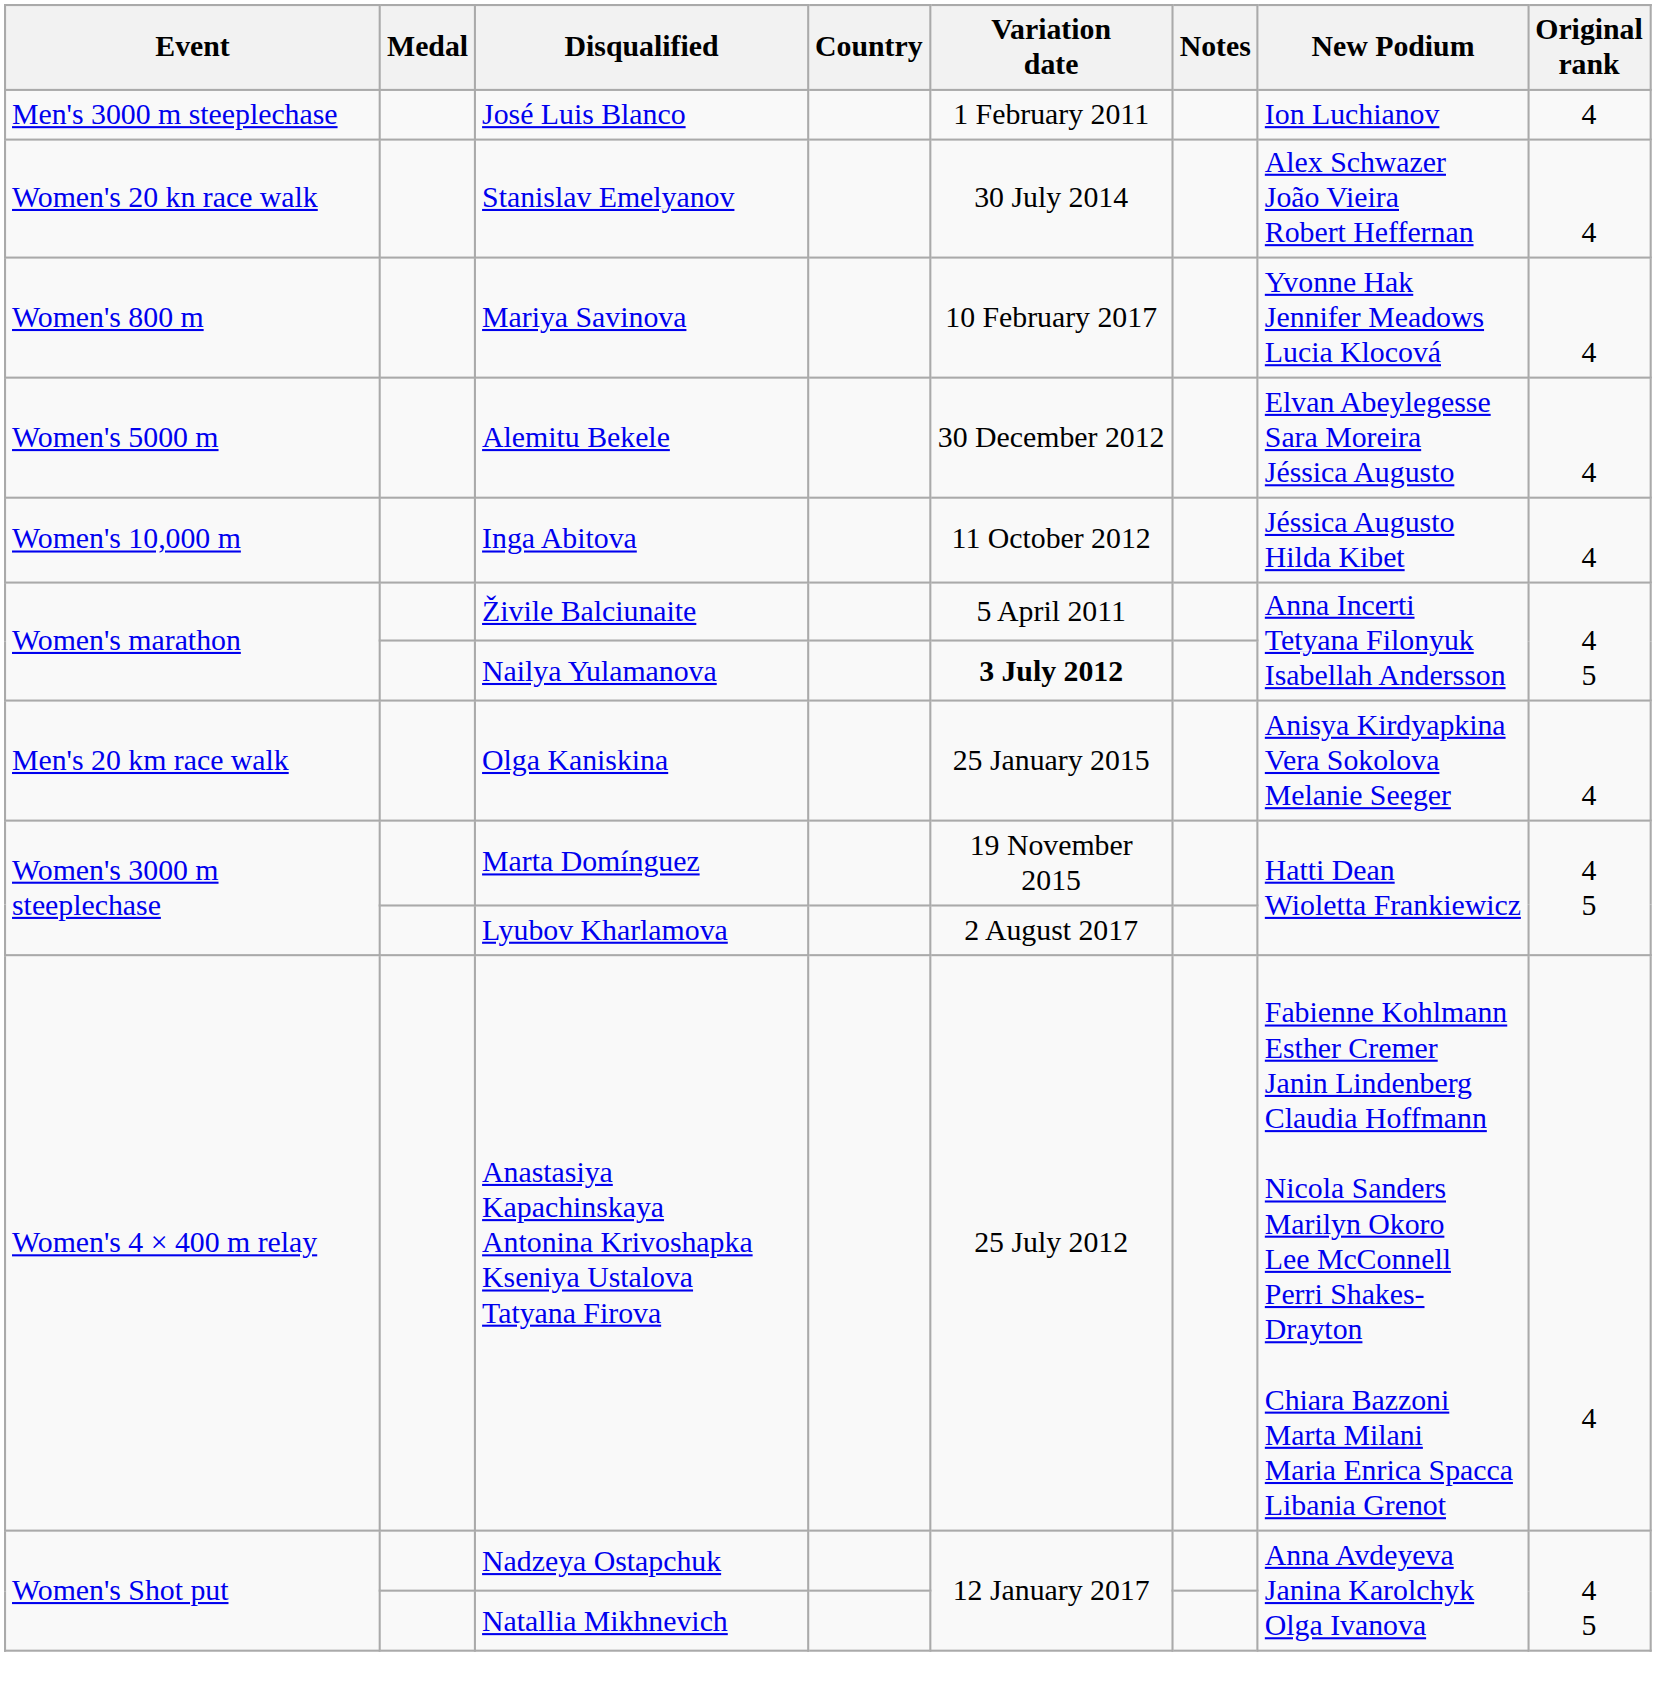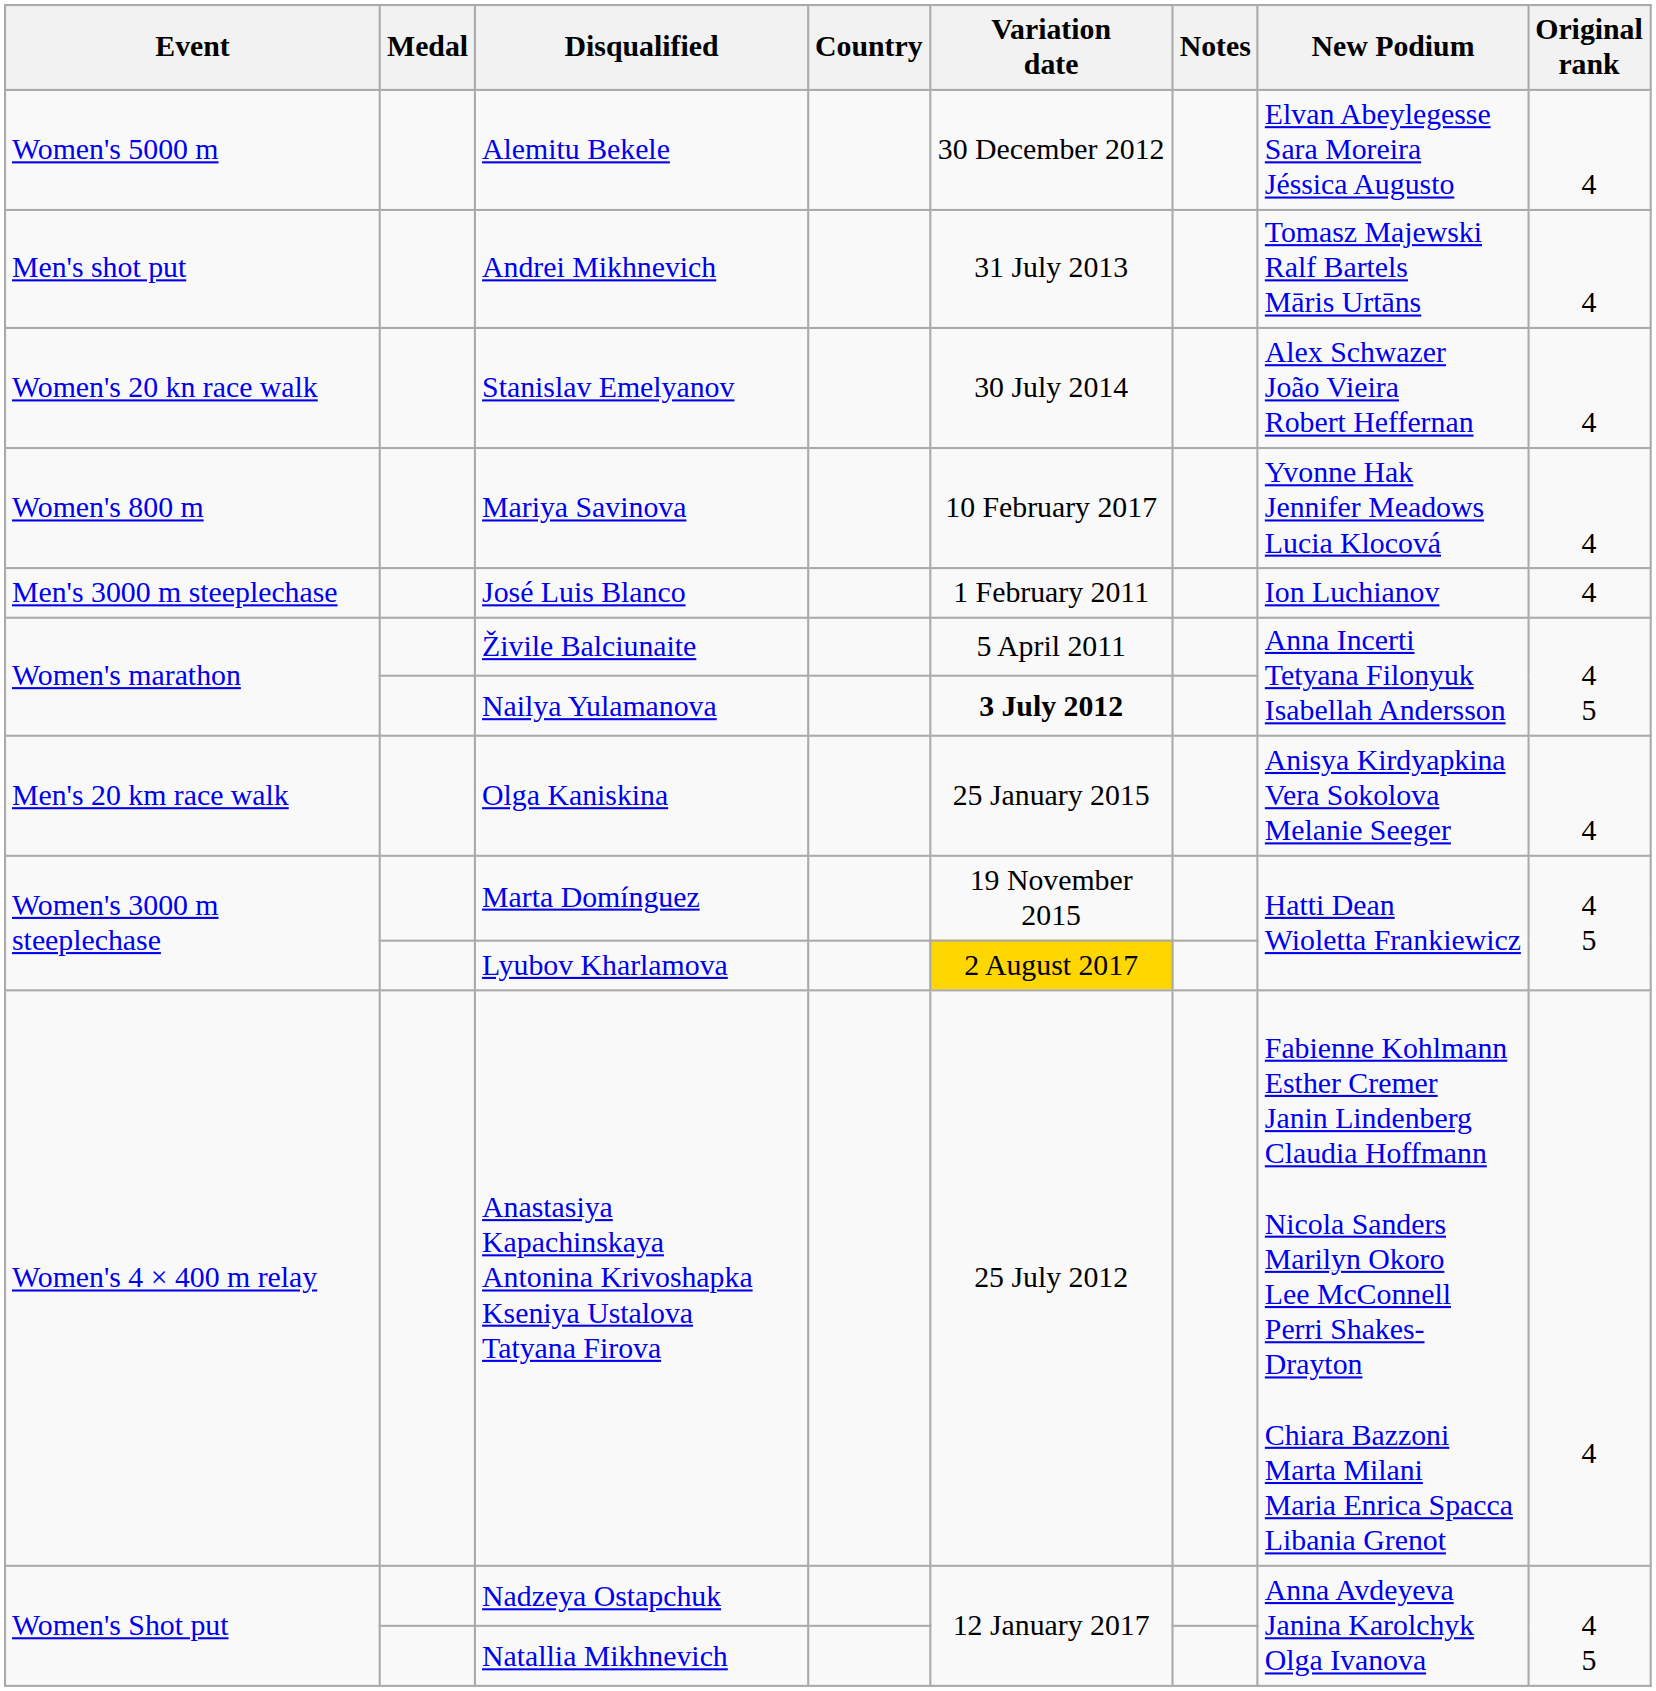rows swapped: (584, 113) <-> (576, 437)
+ row: (599, 268)
- row: (559, 539)
(1051, 929) no background -> (1051, 964) gold background
